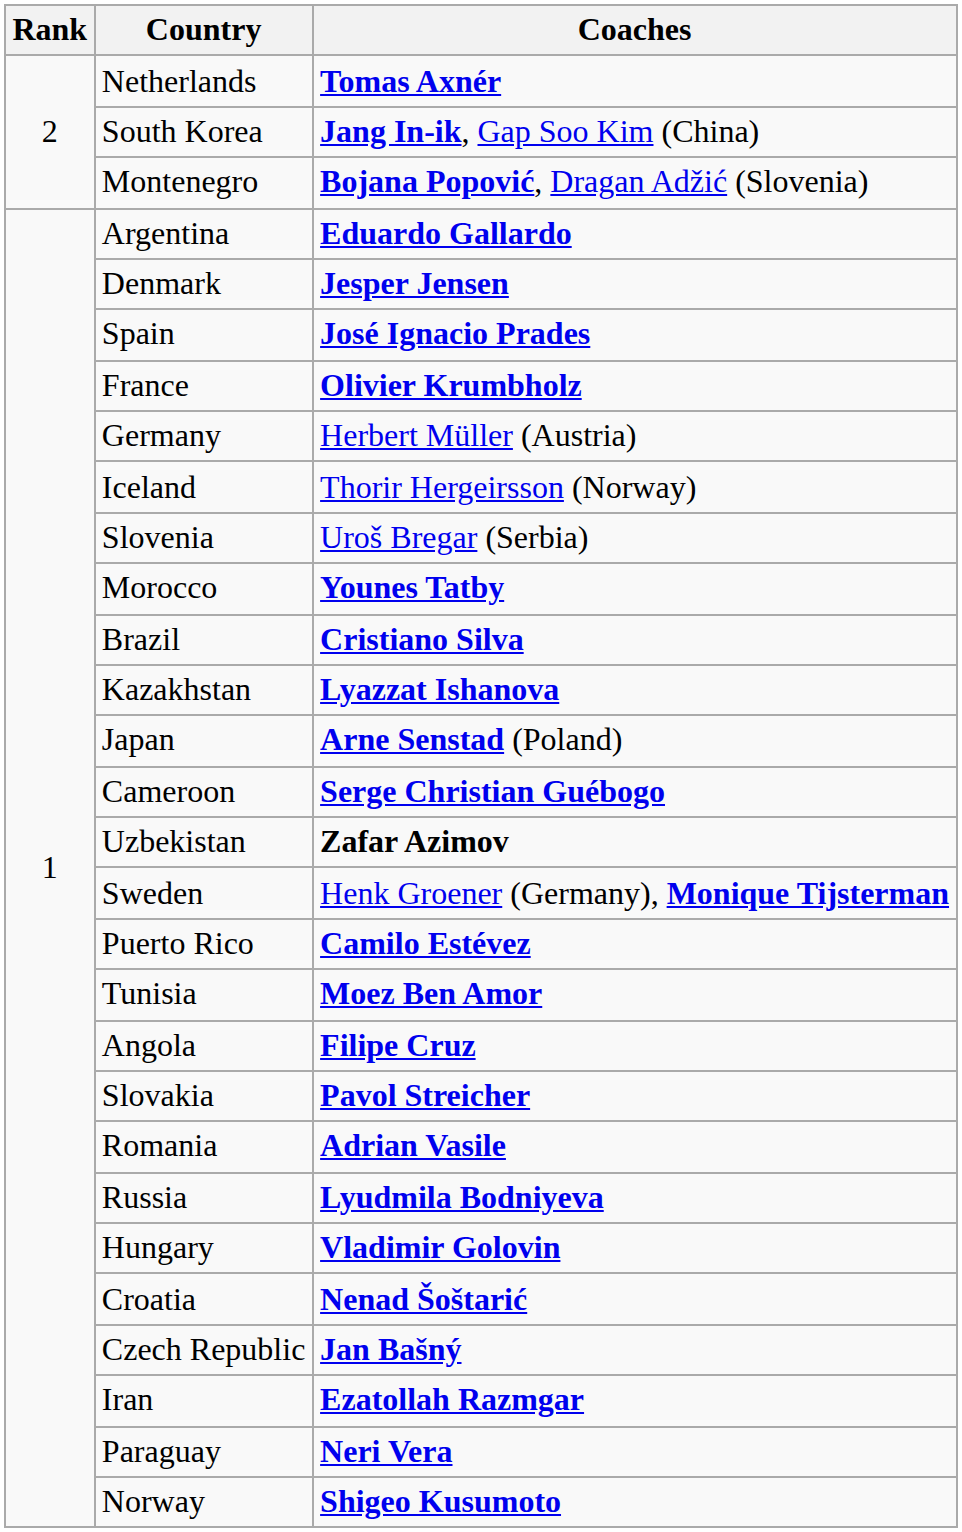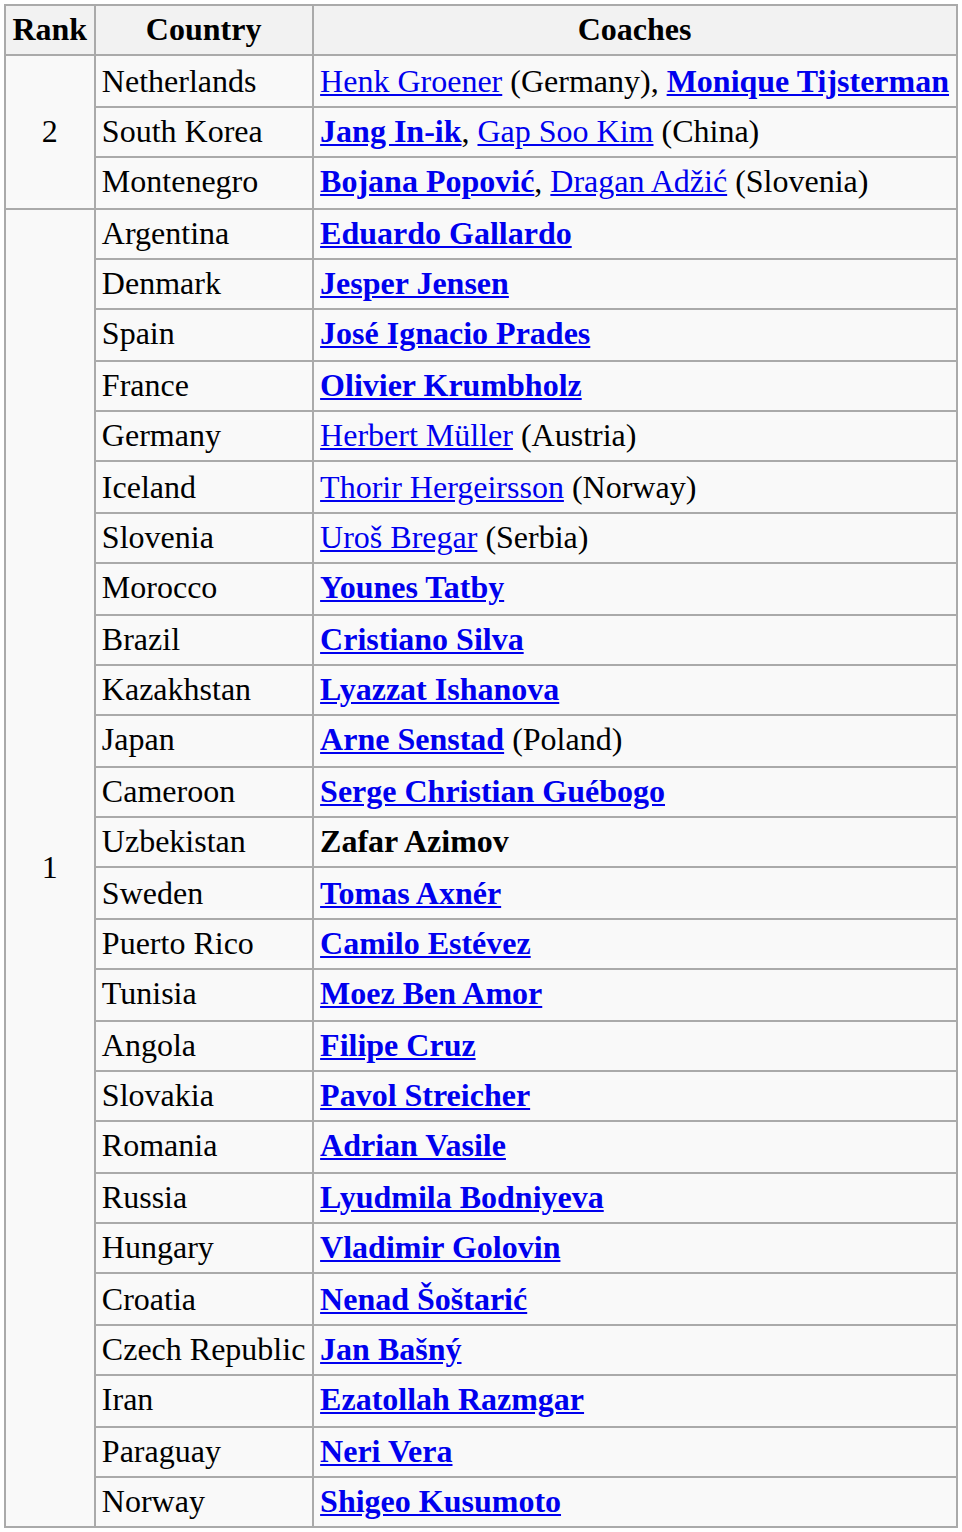(411, 80) Tomas Axnér -> (635, 80) Henk Groener (Germany), Monique Tijsterman
(635, 892) Henk Groener (Germany), Monique Tijsterman -> (411, 892) Tomas Axnér
